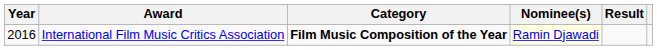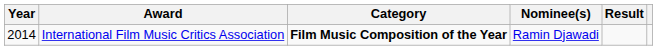(22, 34) 2016 -> (22, 34) 2014
(556, 34) lightyellow background -> (556, 34) no background
